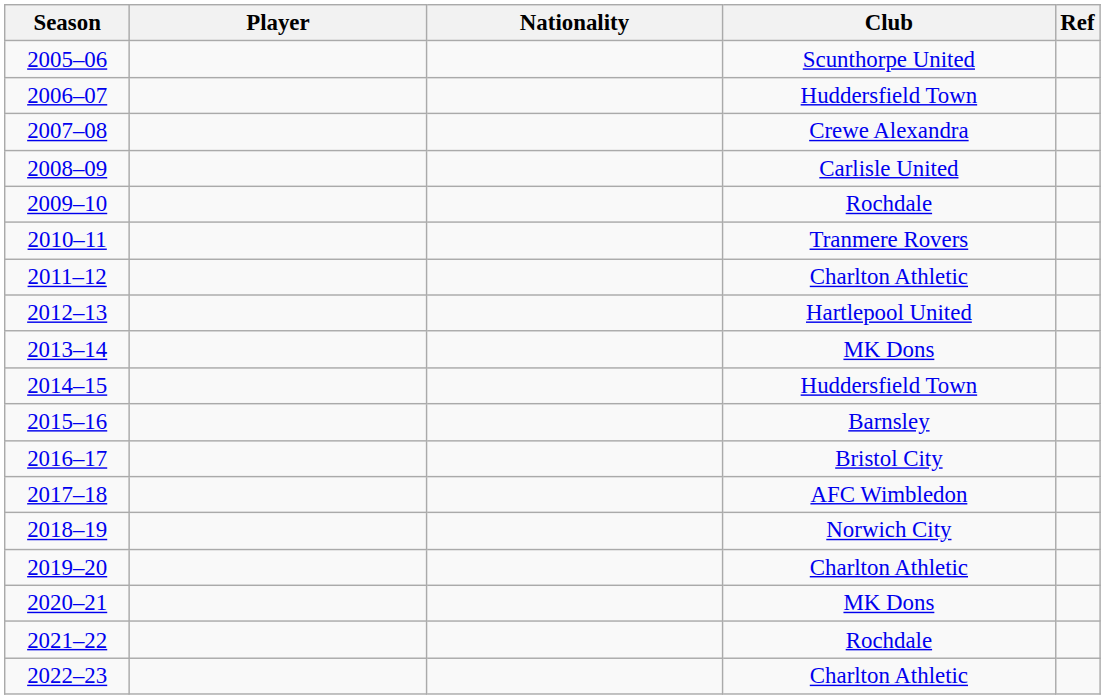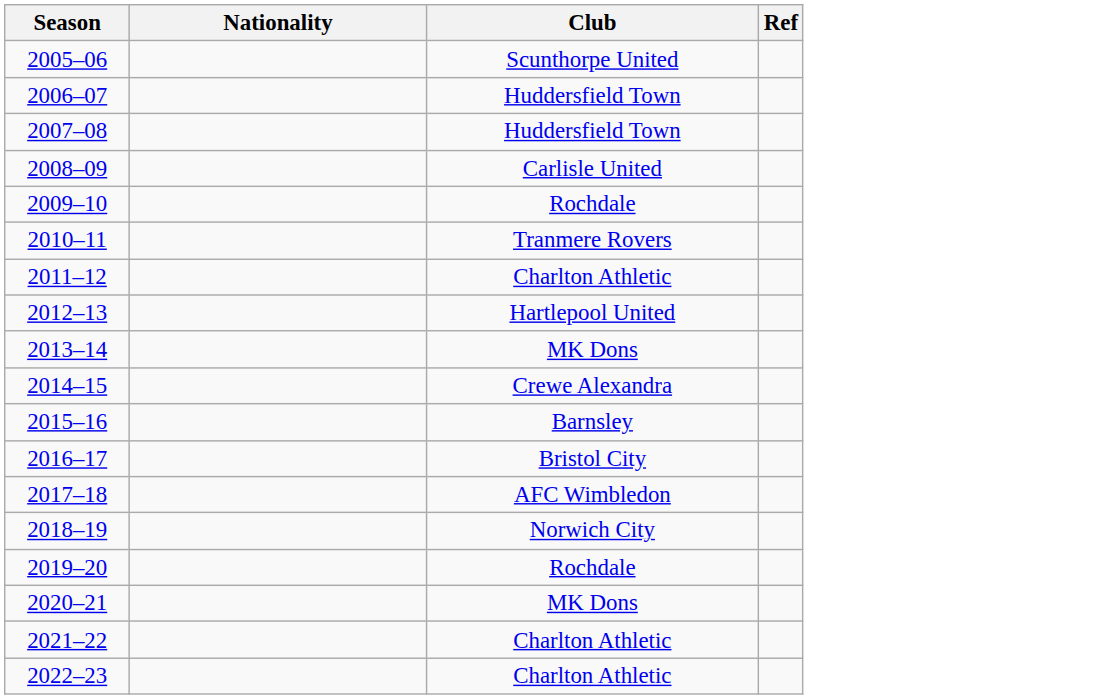- column: (278, 22)
(889, 131) Crewe Alexandra -> (592, 131) Huddersfield Town
(889, 385) Huddersfield Town -> (592, 385) Crewe Alexandra
(889, 566) Charlton Athletic -> (592, 566) Rochdale
(889, 639) Rochdale -> (592, 639) Charlton Athletic
